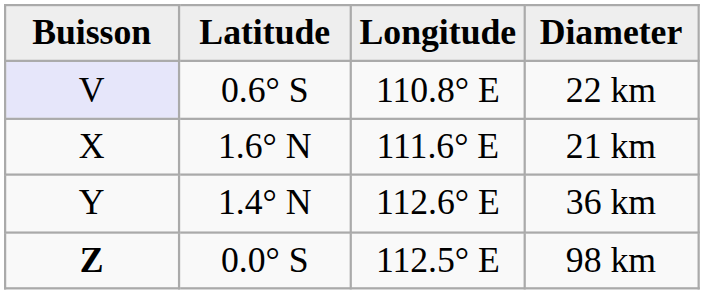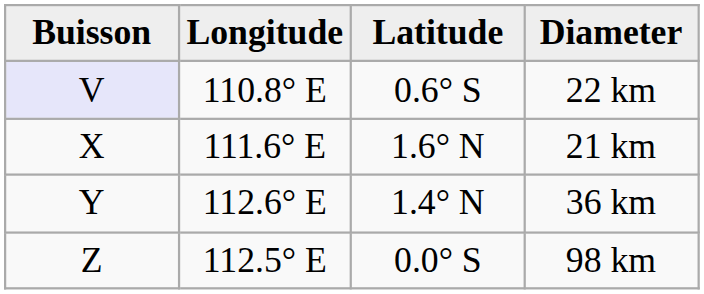columns swapped: (265, 32) <-> (438, 32)
(92, 259) bold -> (92, 259) normal
